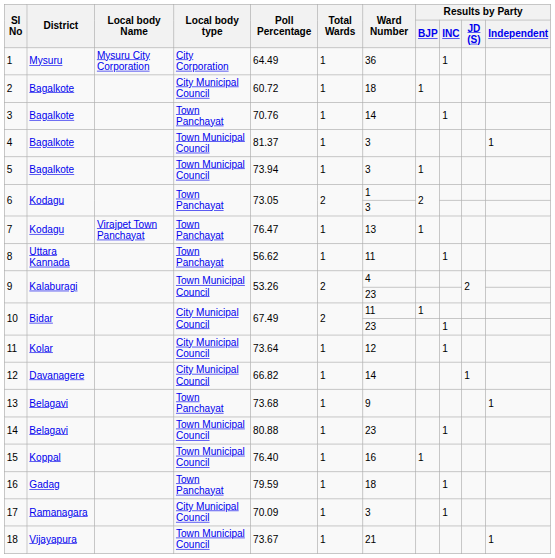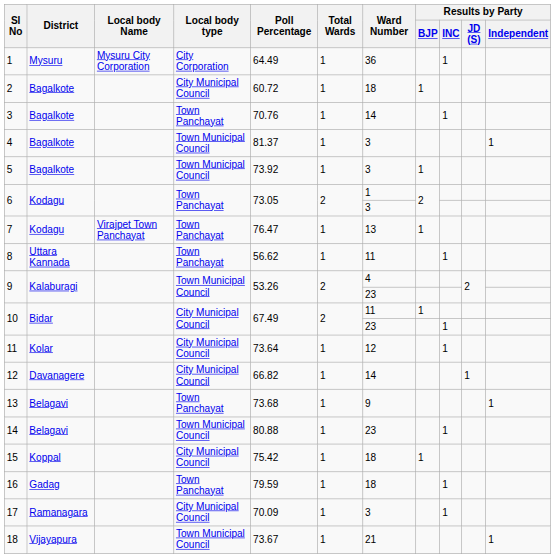(266, 170) 73.94 -> (266, 170) 73.92
(210, 457) Town Municipal Council -> (207, 457) City Municipal Council
(266, 457) 76.40 -> (266, 457) 75.42
(371, 457) 16 -> (371, 457) 18
